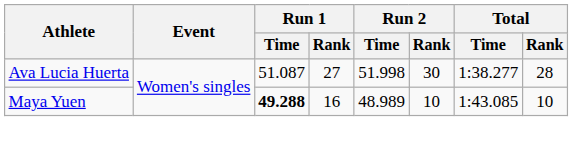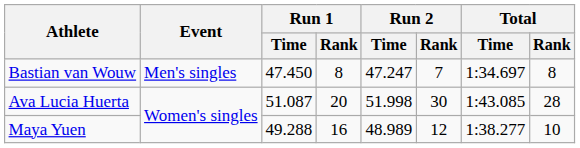+ row: (72, 73)
(332, 73) 27 -> (339, 101) 20
(488, 73) 1:38.277 -> (495, 101) 1:43.085
(282, 101) bold -> (289, 129) normal
(432, 101) 10 -> (439, 129) 12
(488, 101) 1:43.085 -> (495, 129) 1:38.277
